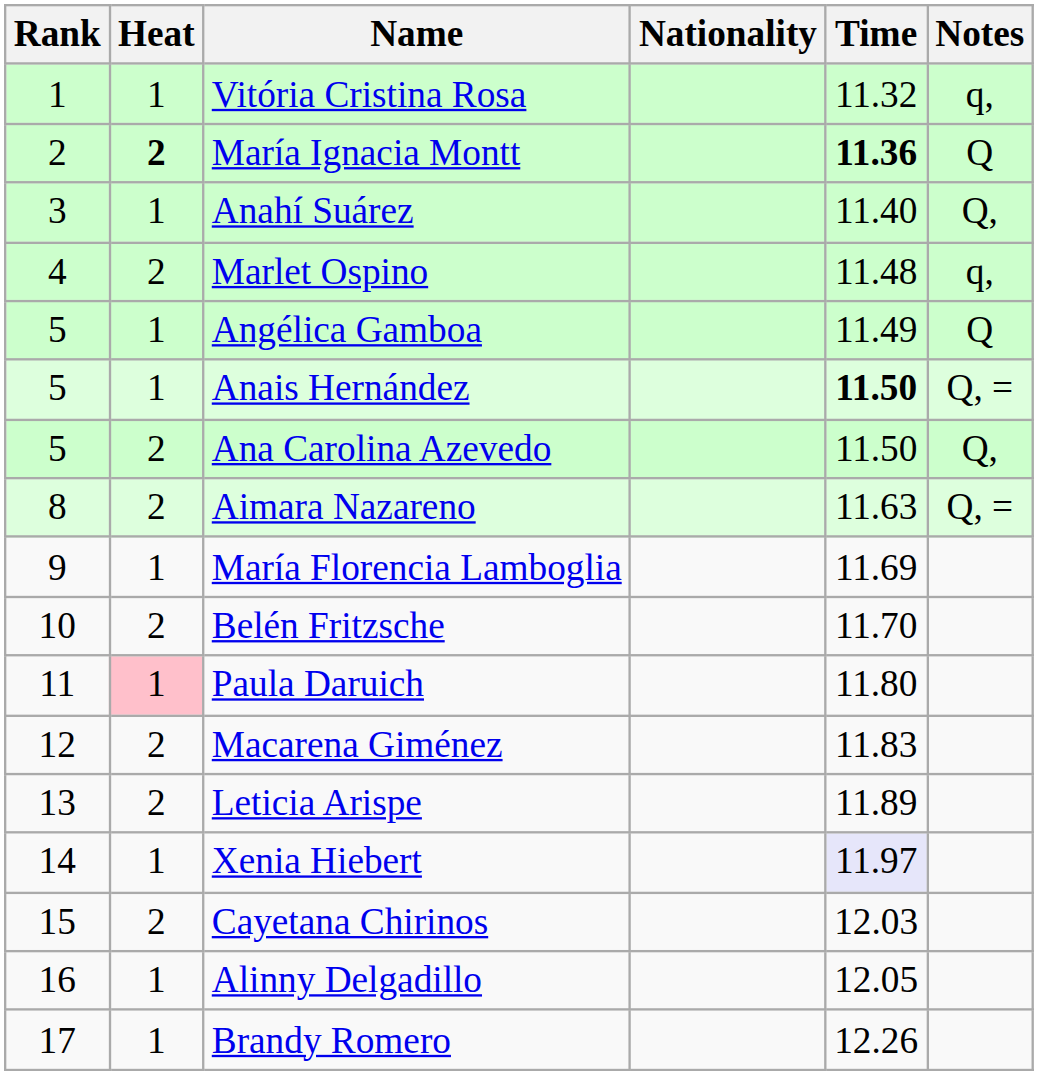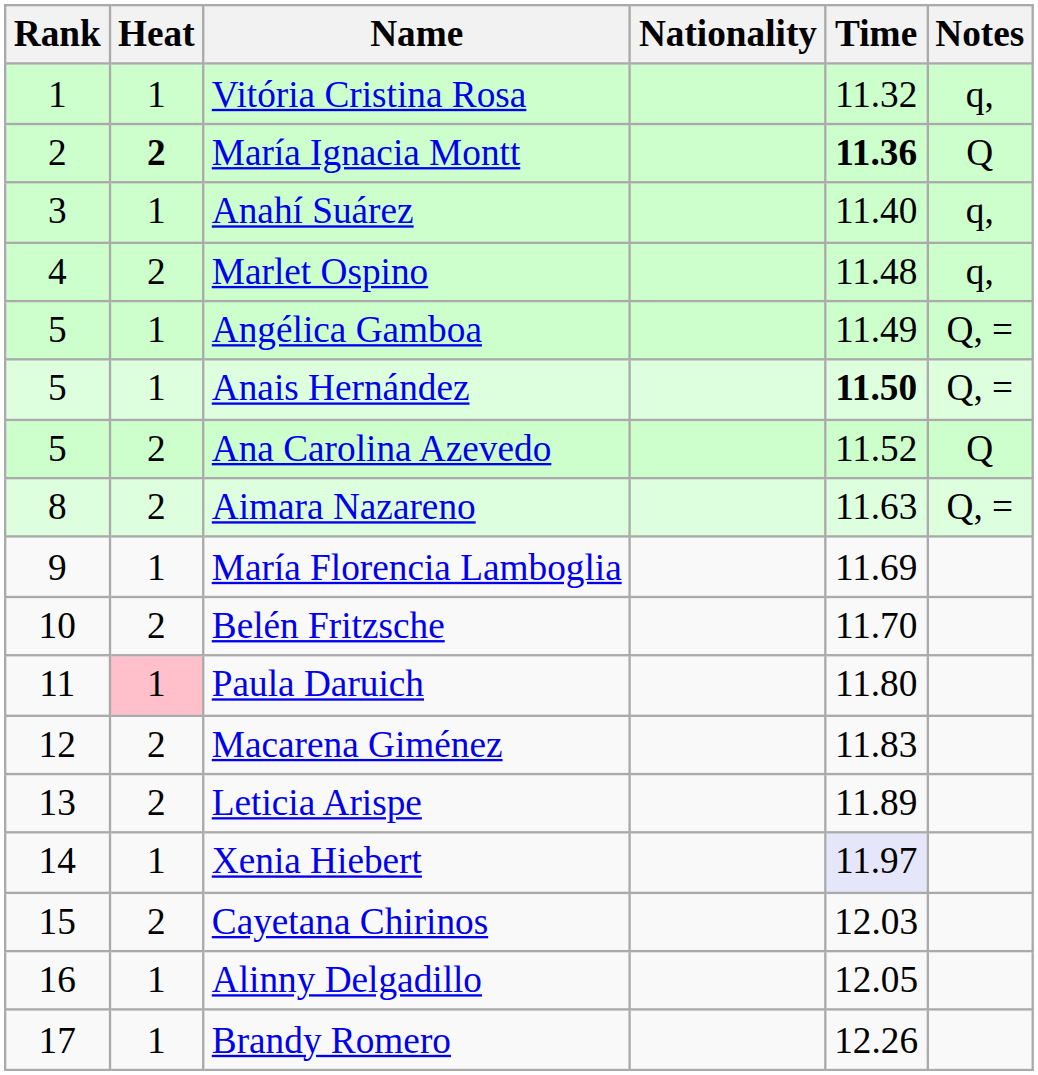(980, 211) Q, -> (980, 211) q,
(980, 329) Q -> (980, 329) Q, =
(876, 447) 11.50 -> (876, 447) 11.52
(980, 447) Q, -> (980, 447) Q
